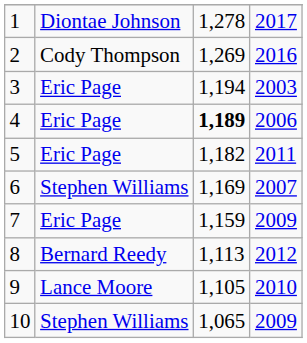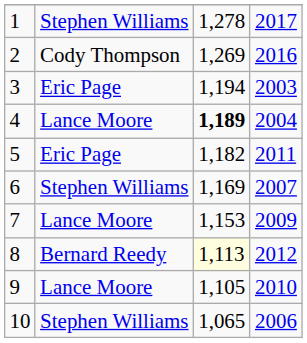(110, 21) Diontae Johnson -> (114, 21) Stephen Williams
(81, 120) Eric Page -> (96, 120) Lance Moore
(276, 120) 2006 -> (276, 120) 2004
(81, 220) Eric Page -> (96, 220) Lance Moore
(222, 220) 1,159 -> (222, 220) 1,153
(221, 253) no background -> (221, 253) lightyellow background
(276, 320) 2009 -> (276, 320) 2006
